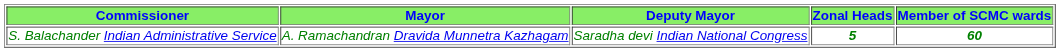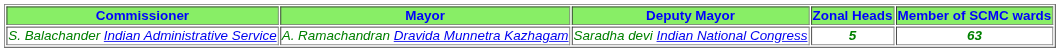(974, 35) 60 -> (974, 35) 63
